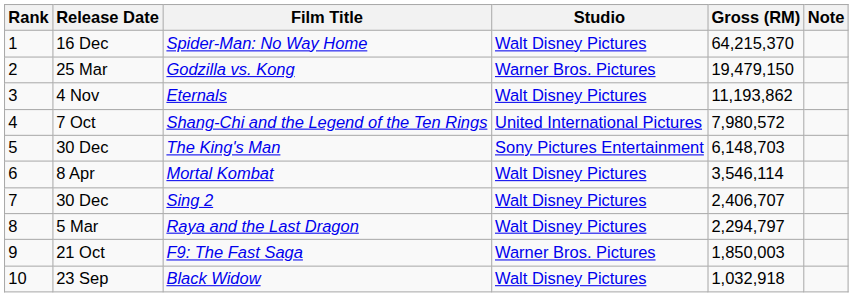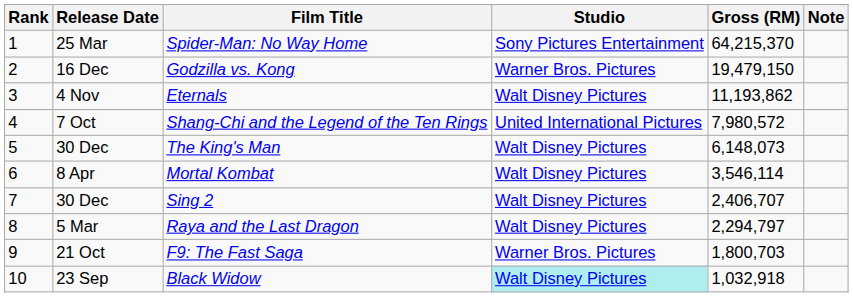(82, 43) 16 Dec -> (82, 43) 25 Mar
(571, 43) Walt Disney Pictures -> (599, 43) Sony Pictures Entertainment
(82, 69) 25 Mar -> (82, 69) 16 Dec
(599, 148) Sony Pictures Entertainment -> (571, 148) Walt Disney Pictures
(748, 148) 6,148,703 -> (748, 148) 6,148,073
(748, 252) 1,850,003 -> (748, 252) 1,800,703
(571, 278) no background -> (571, 278) paleturquoise background
